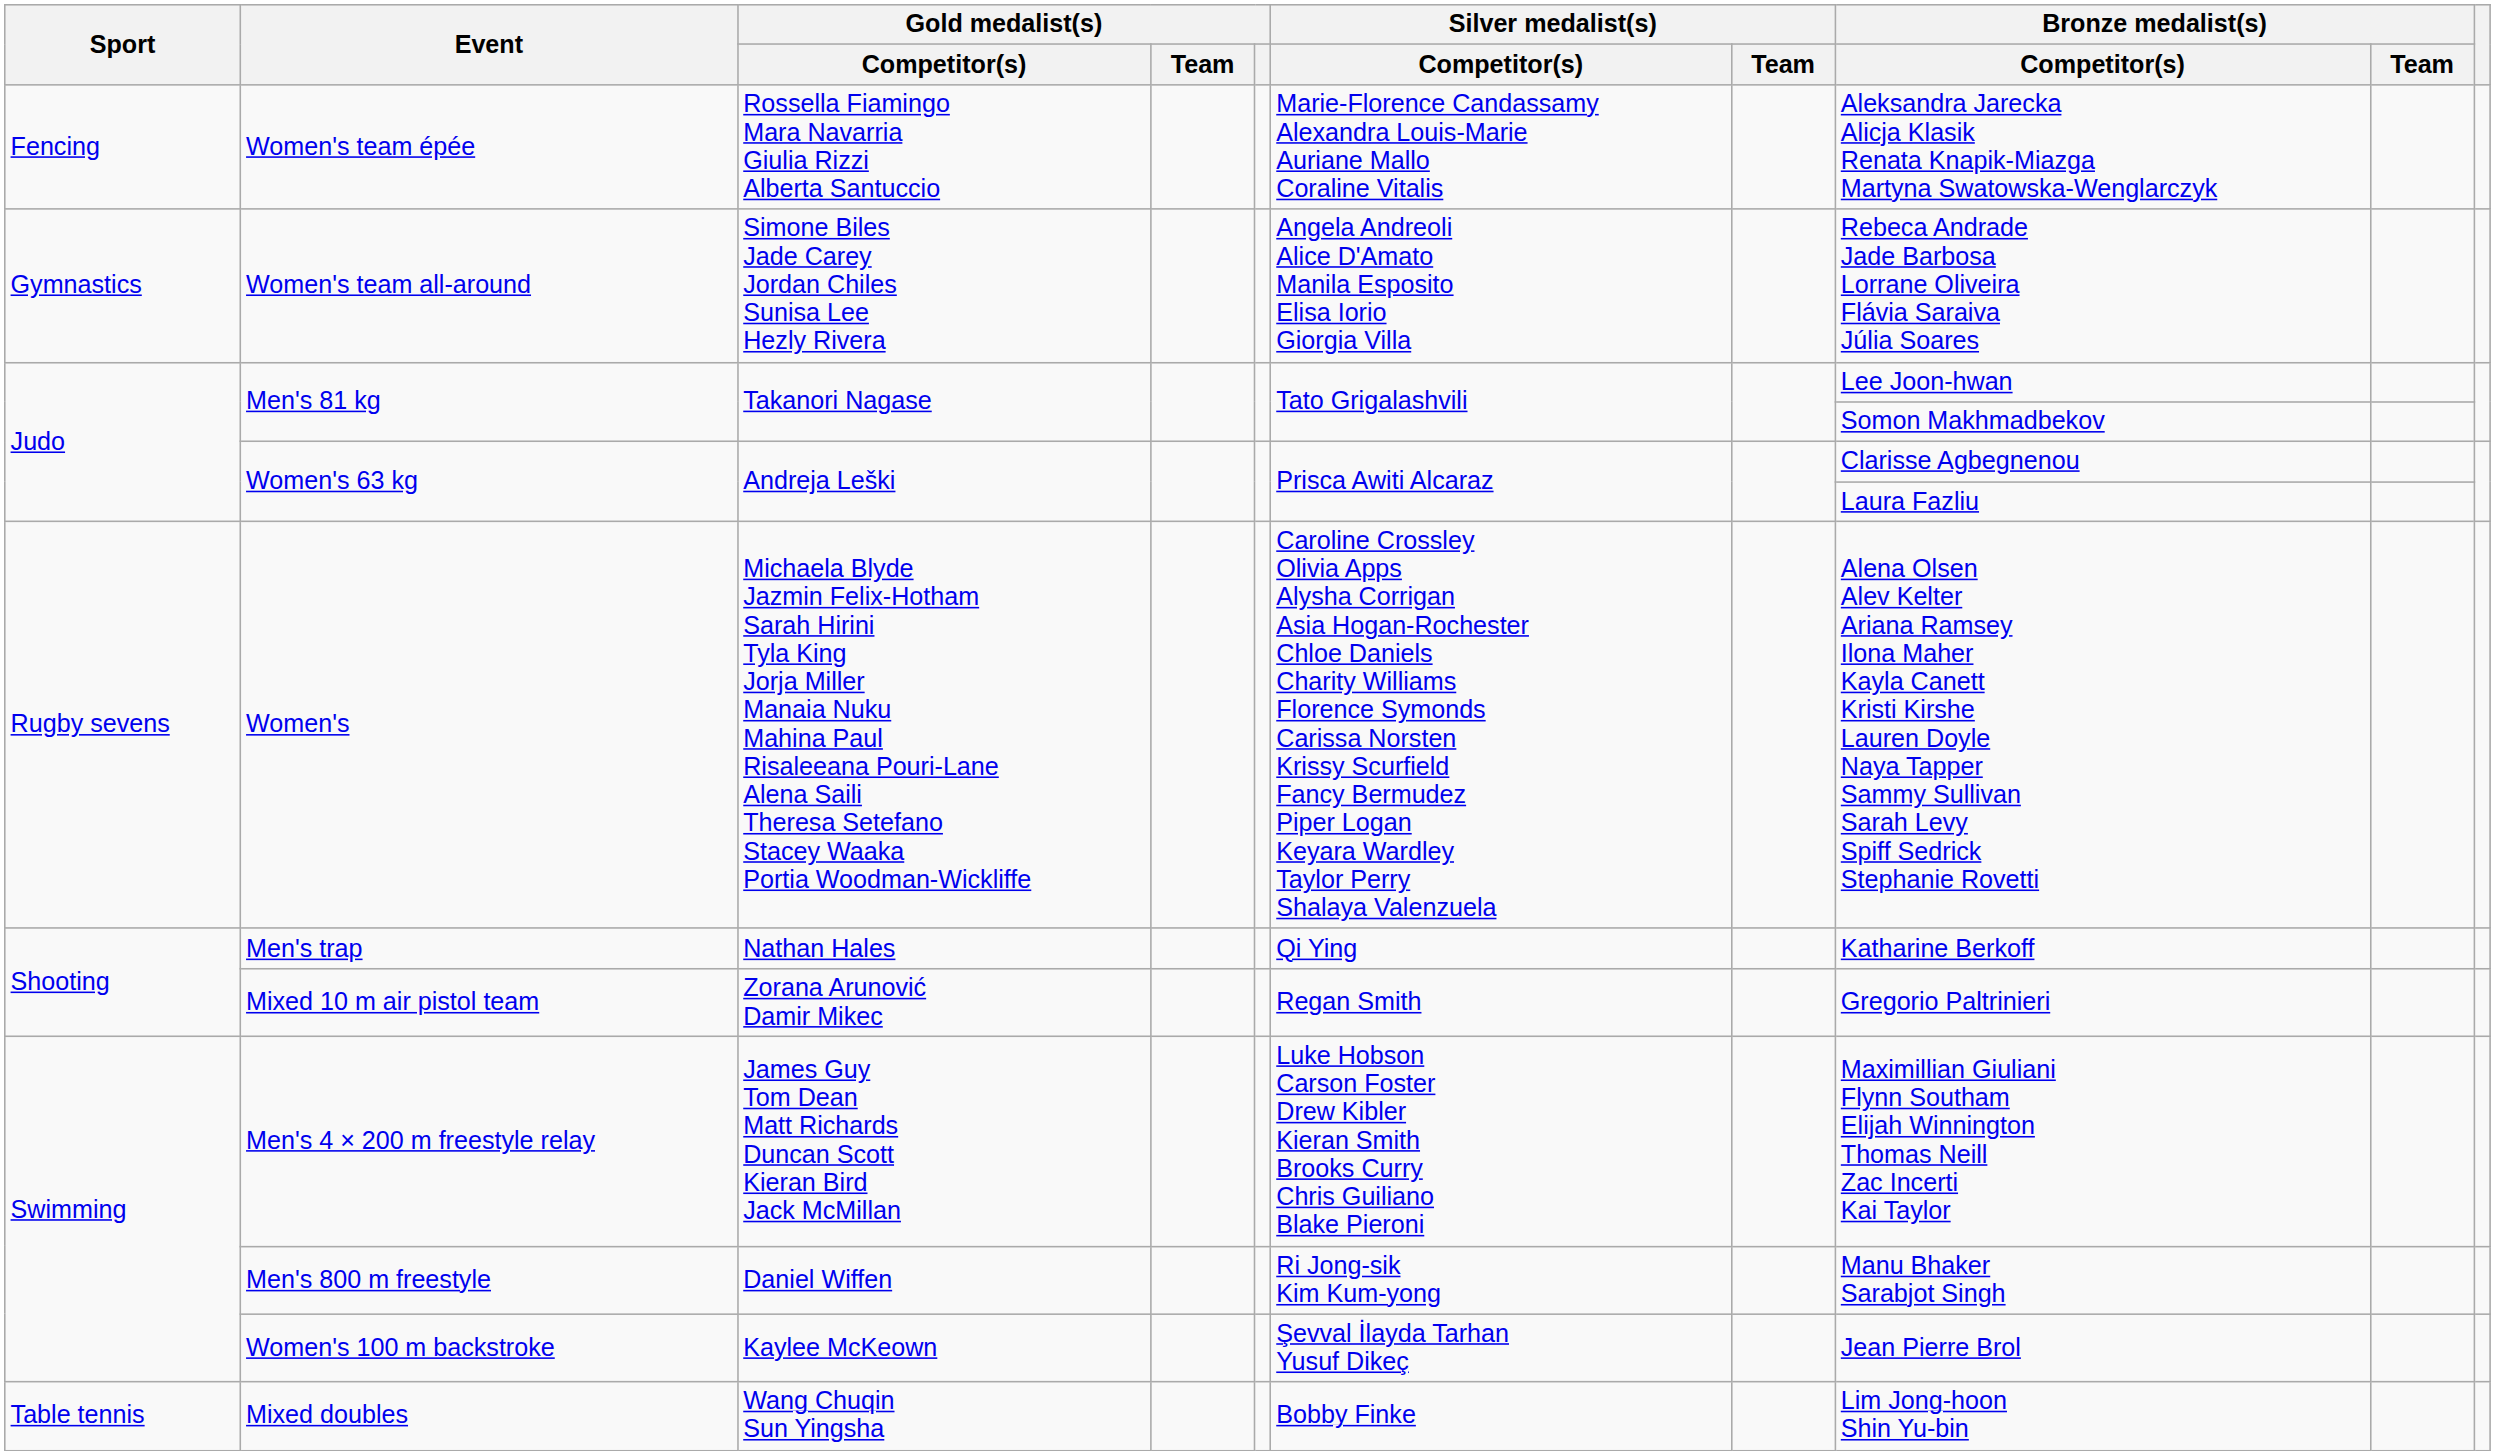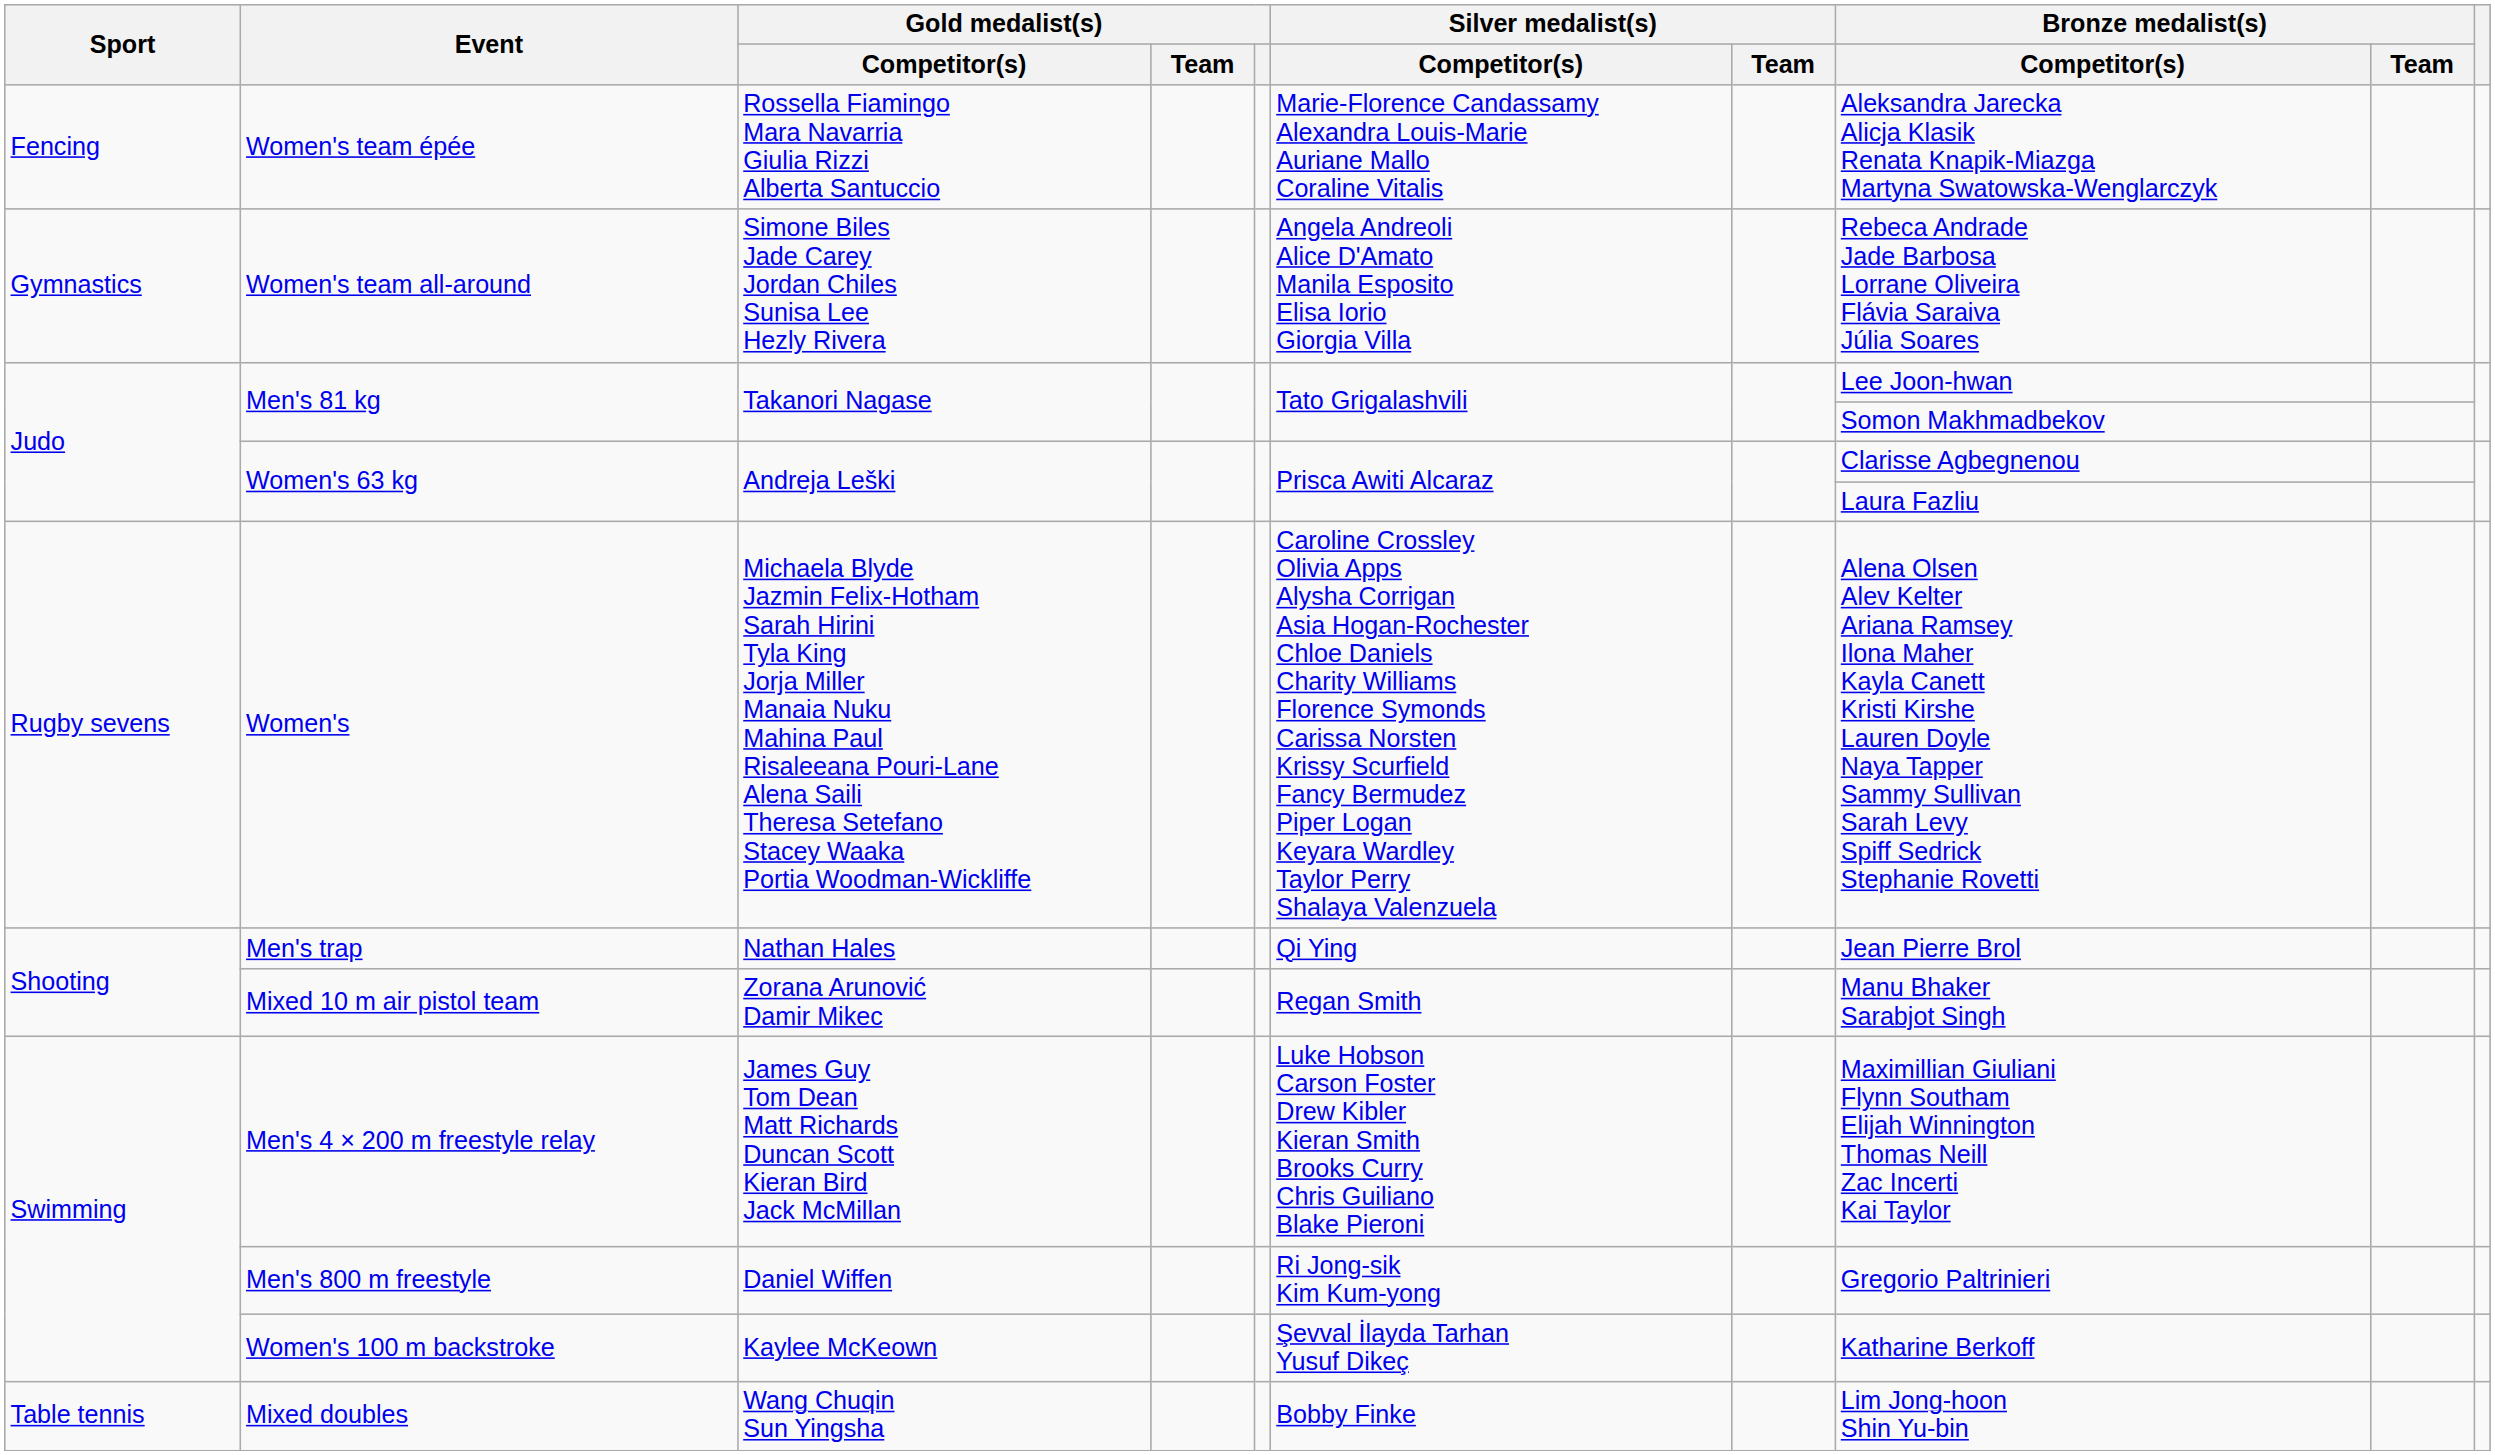(1938, 948) Katharine Berkoff -> (1931, 948) Jean Pierre Brol
(1946, 1002) Gregorio Paltrinieri -> (1923, 1002) Manu Bhaker Sarabjot Singh
(1923, 1279) Manu Bhaker Sarabjot Singh -> (1946, 1279) Gregorio Paltrinieri
(1931, 1347) Jean Pierre Brol -> (1938, 1347) Katharine Berkoff
